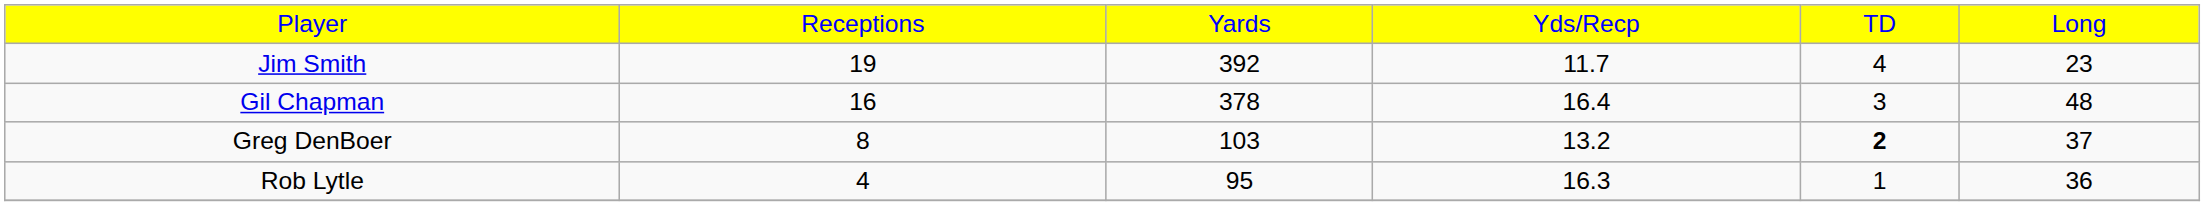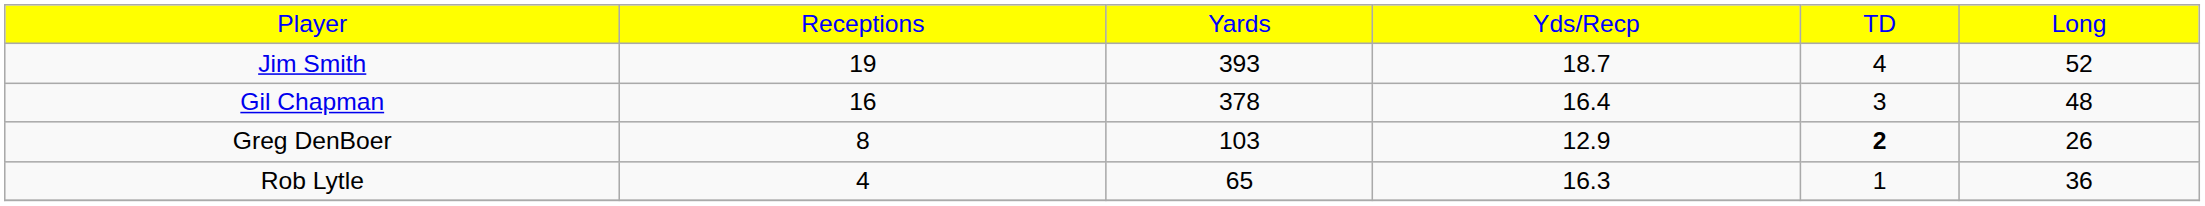(1239, 63) 392 -> (1239, 63) 393
(1586, 63) 11.7 -> (1586, 63) 18.7
(2079, 63) 23 -> (2079, 63) 52
(1586, 141) 13.2 -> (1586, 141) 12.9
(2079, 141) 37 -> (2079, 141) 26
(1239, 180) 95 -> (1239, 180) 65
